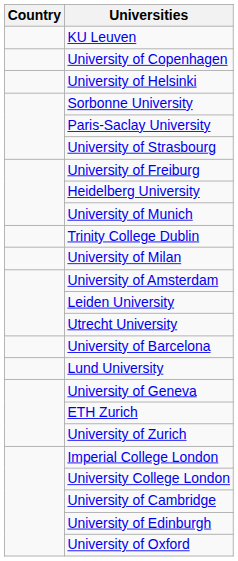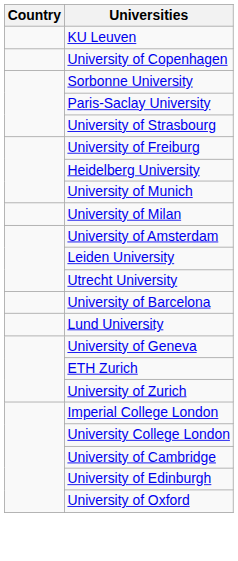- row: (132, 81)
- row: (133, 236)
